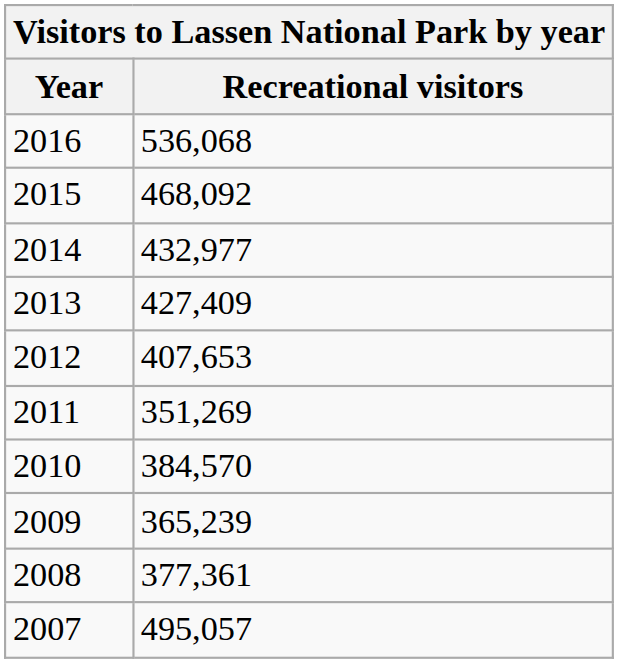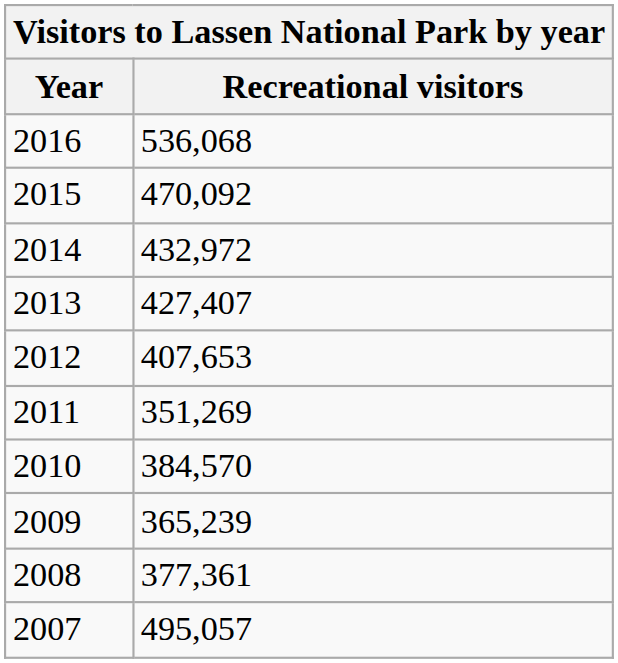(196, 194) 468,092 -> (196, 194) 470,092
(196, 248) 432,977 -> (196, 248) 432,972
(196, 303) 427,409 -> (196, 303) 427,407
